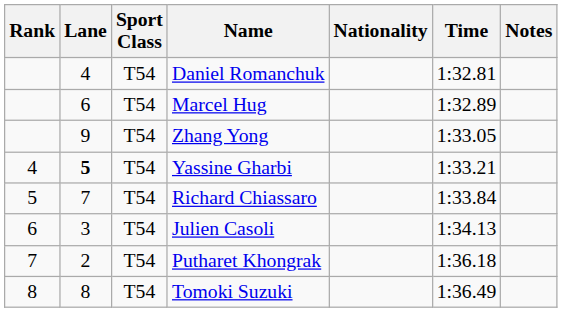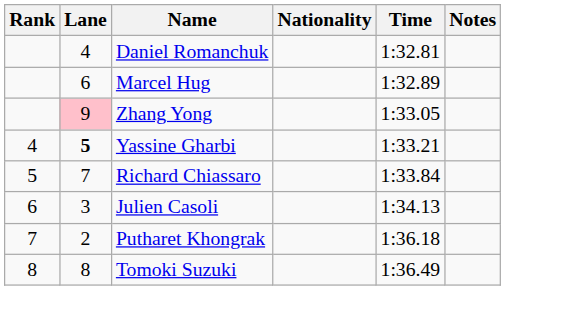- column: (139, 31)
(85, 135) no background -> (85, 113) pink background
